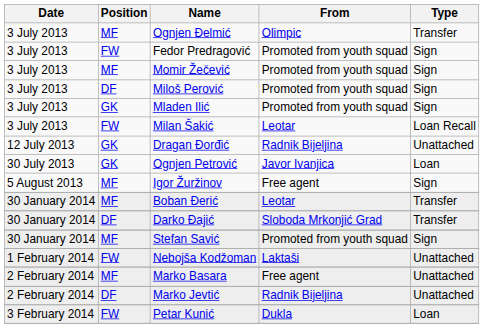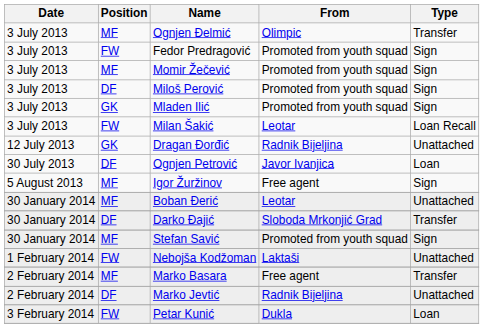(109, 164) GK -> (109, 164) DF
(435, 201) Transfer -> (444, 201) Unattached
(444, 276) Unattached -> (435, 276) Transfer
